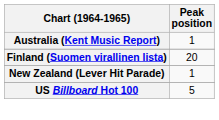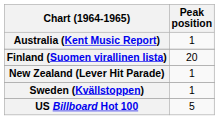+ row: (87, 90)
